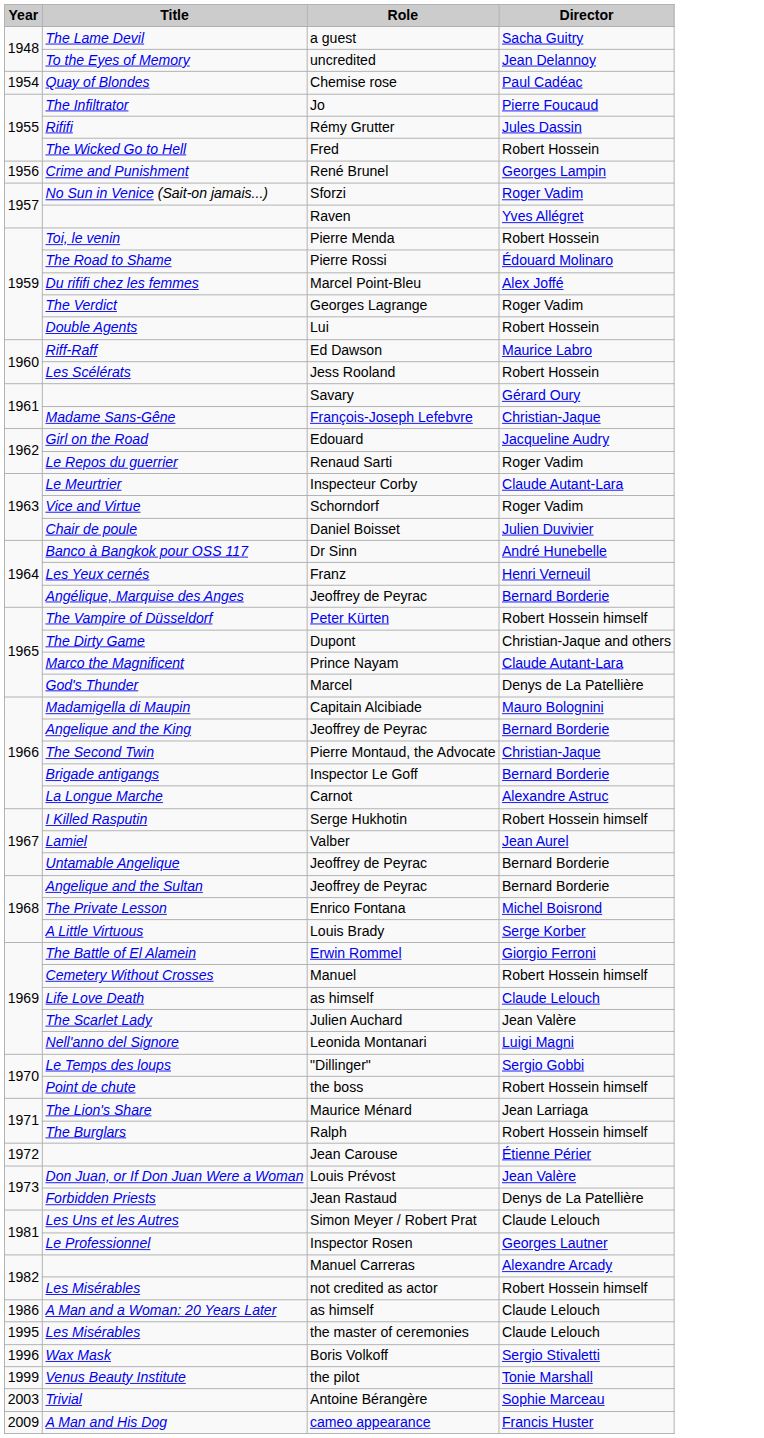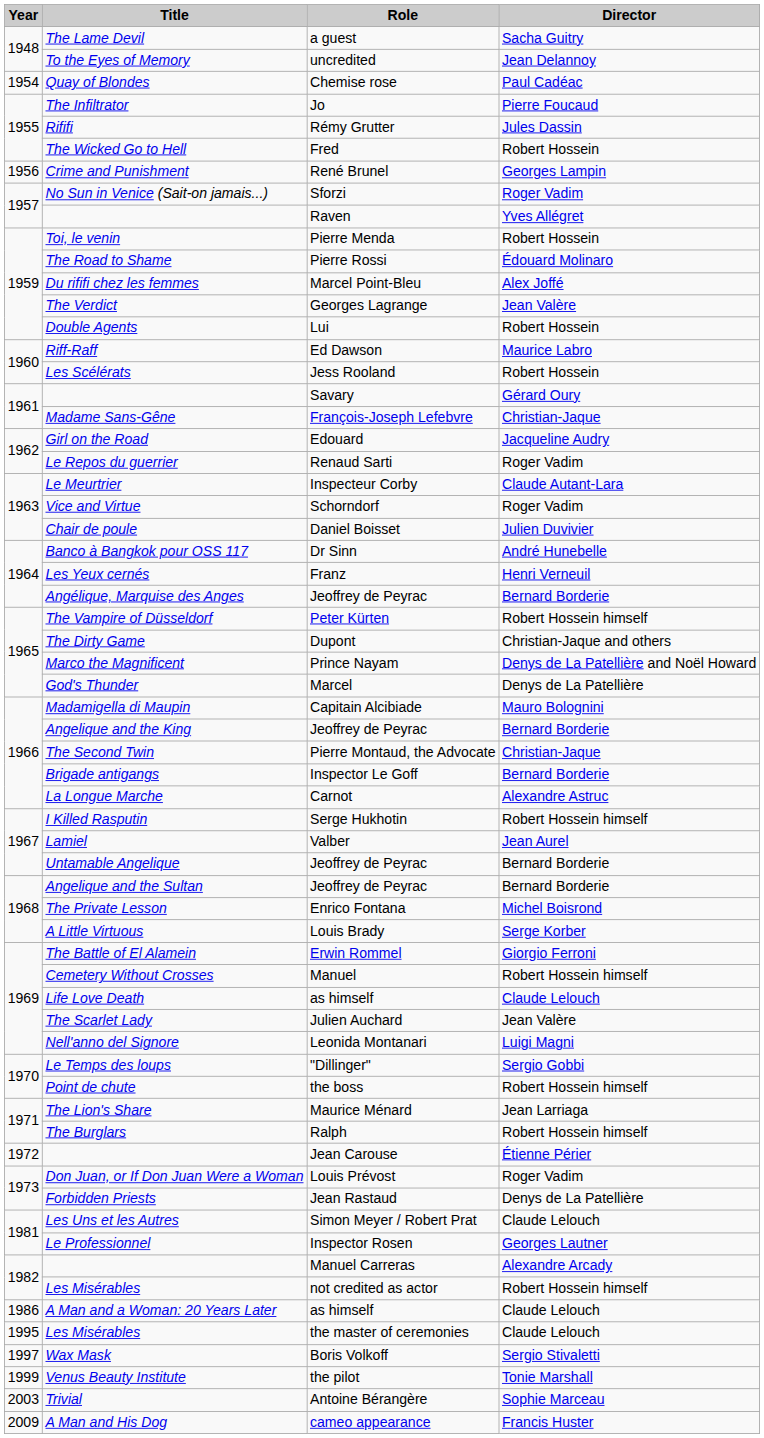(543, 305) Roger Vadim -> (539, 305) Jean Valère
(563, 663) Claude Autant-Lara -> (629, 663) Denys de La Patellière and Noël Howard
(539, 1176) Jean Valère -> (543, 1176) Roger Vadim
(23, 1355) 1996 -> (23, 1355) 1997
